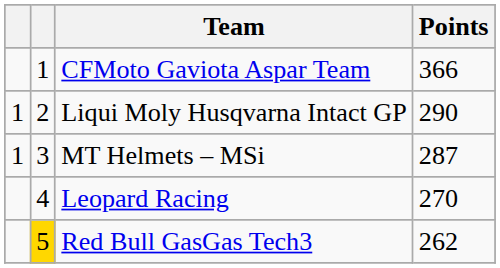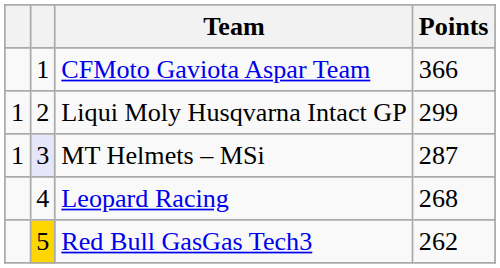(438, 112) 290 -> (438, 112) 299
(43, 155) no background -> (43, 155) lavender background
(438, 198) 270 -> (438, 198) 268
